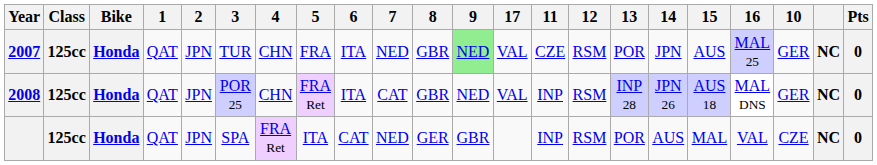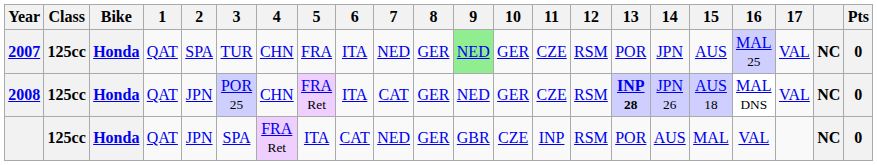columns swapped: (794, 17) <-> (512, 17)
(199, 51) JPN -> (199, 51) SPA
(433, 51) GBR -> (433, 51) GER
(433, 94) GBR -> (433, 94) GER
(550, 94) INP -> (552, 94) CZE
(629, 94) normal -> (631, 94) bold
